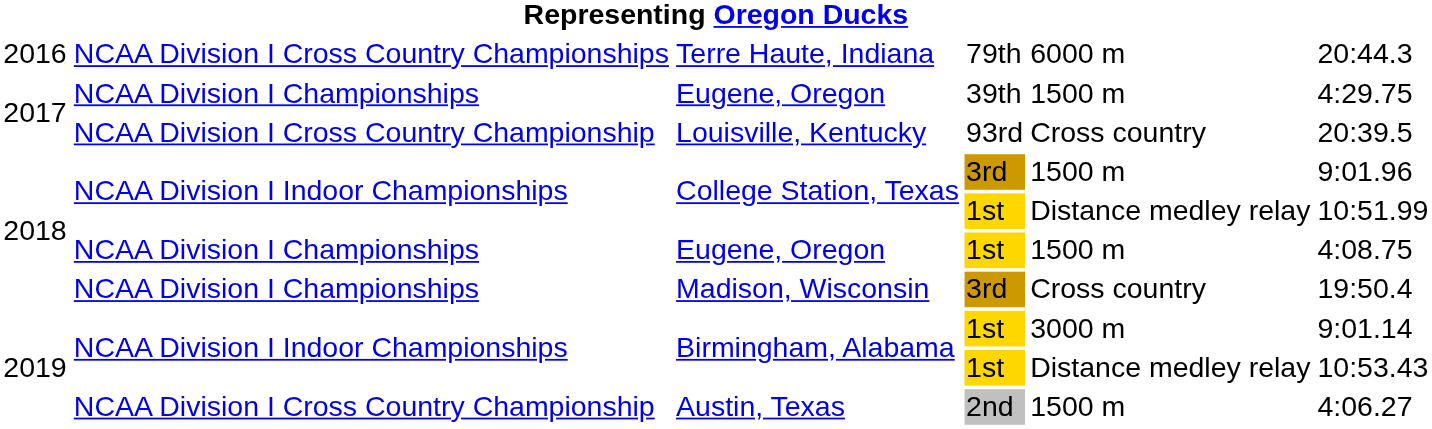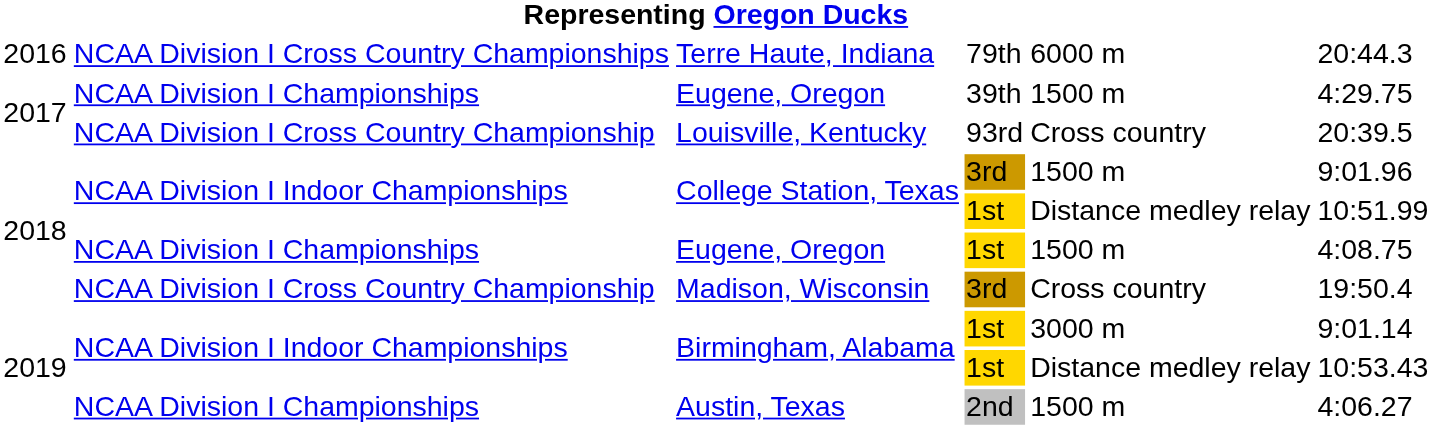(276, 289) NCAA Division I Championships -> (364, 289) NCAA Division I Cross Country Championship
(364, 406) NCAA Division I Cross Country Championship -> (276, 406) NCAA Division I Championships
